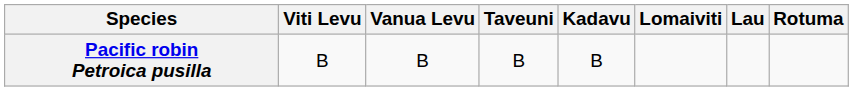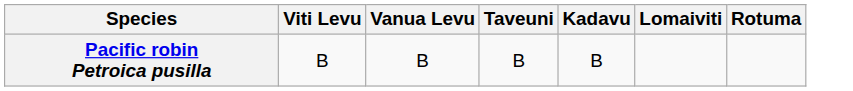- column: (748, 19)
